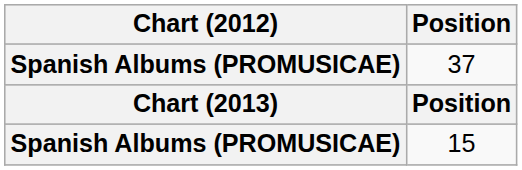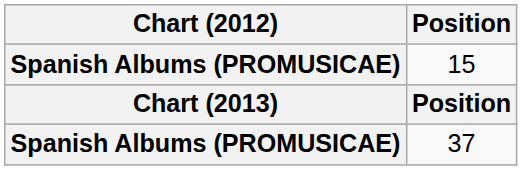rows swapped: (462, 143) <-> (462, 64)
